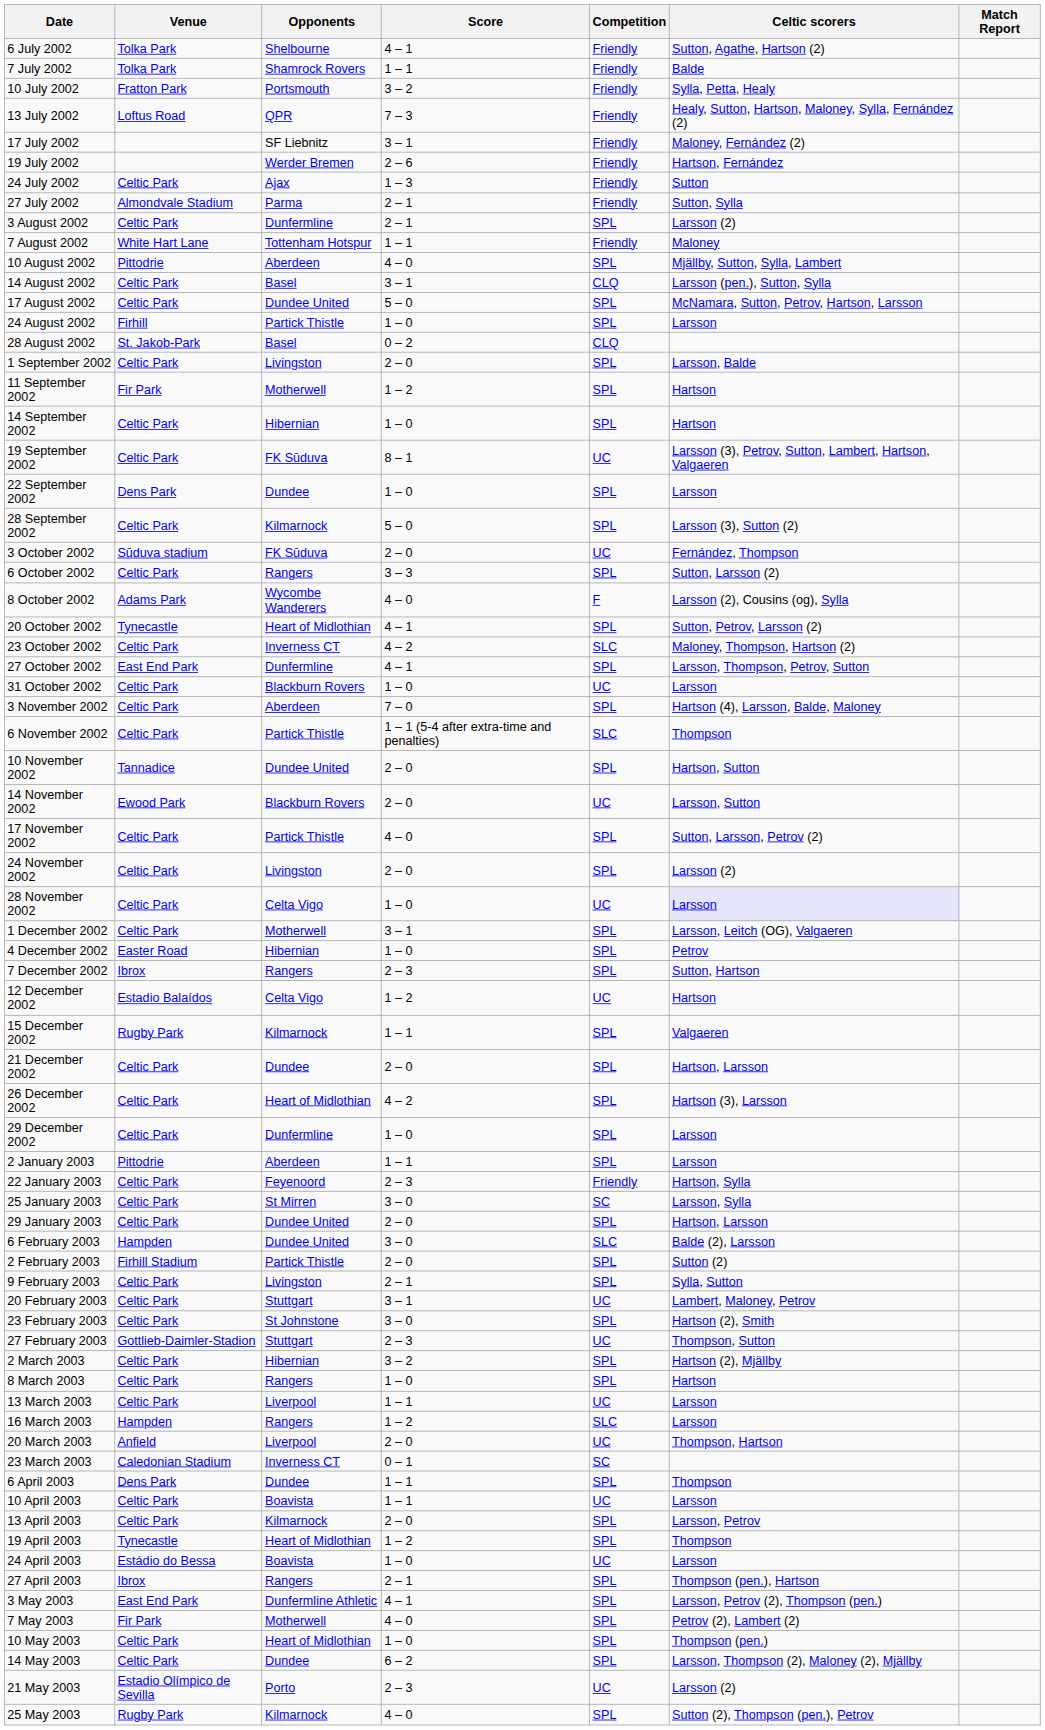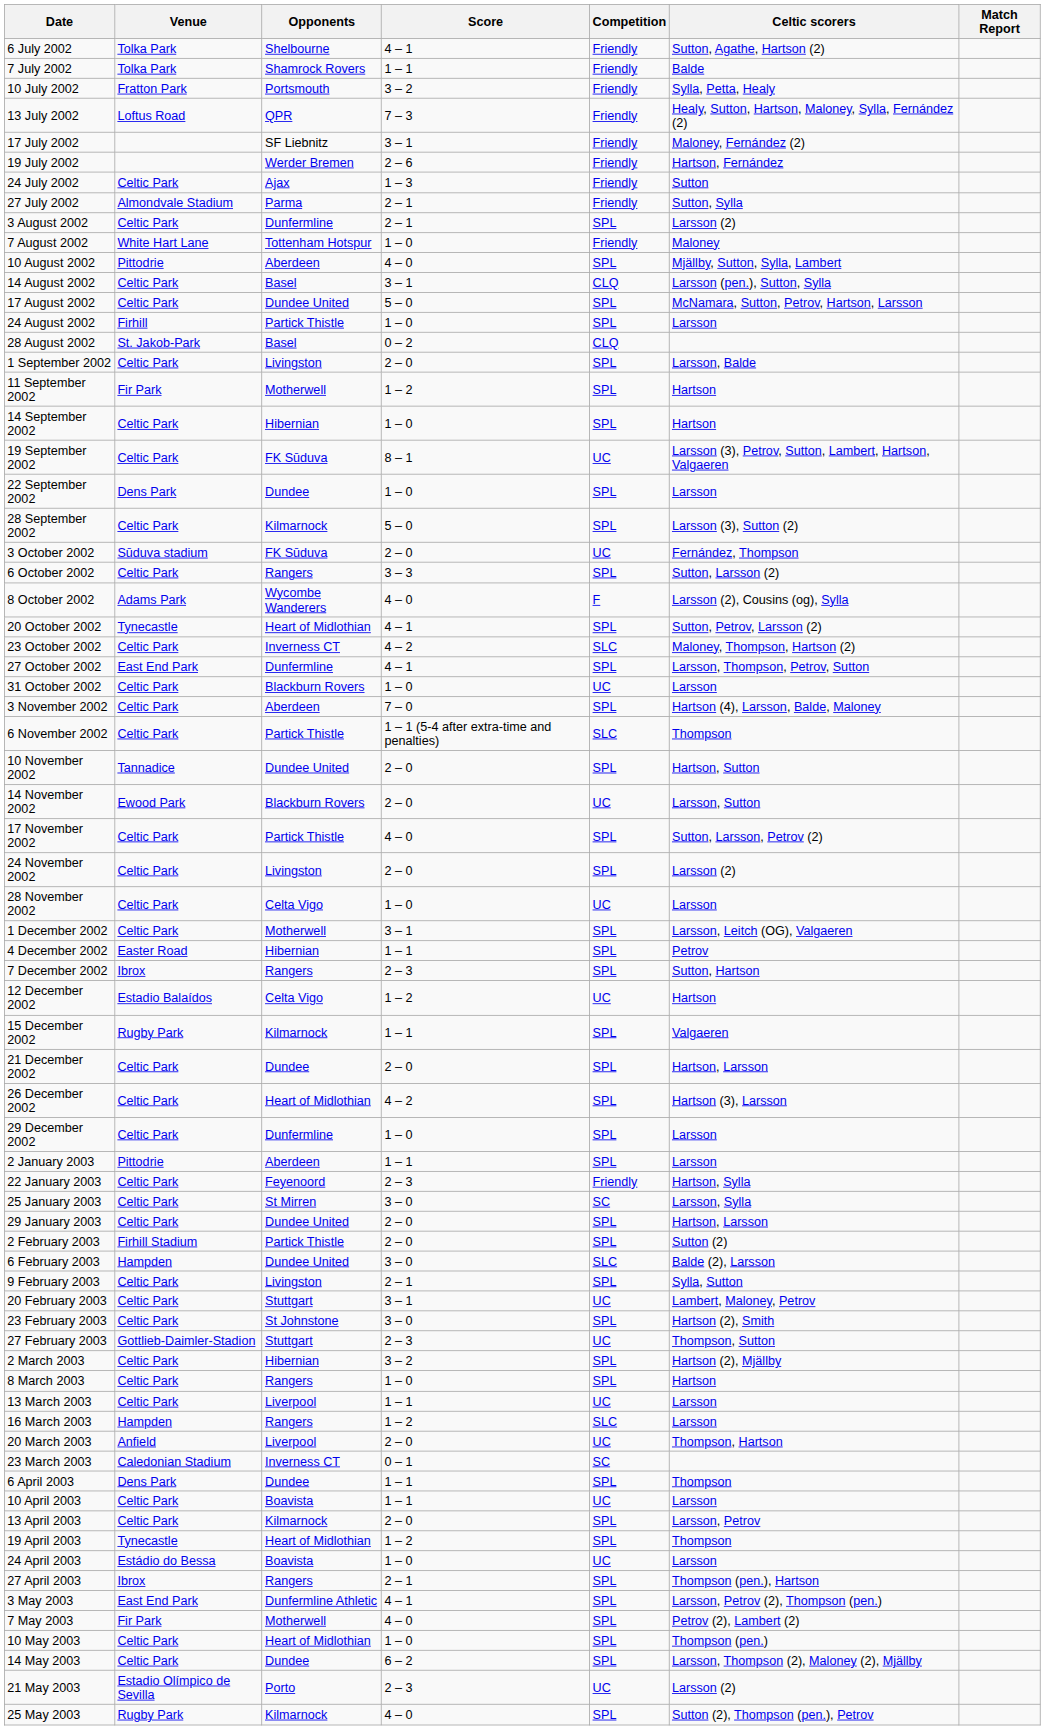(399, 243) 1 – 1 -> (399, 243) 1 – 0
(694, 904) lavender background -> (694, 904) no background
(399, 951) 1 – 0 -> (399, 951) 1 – 1
rows swapped: (54, 1261) <-> (54, 1241)
